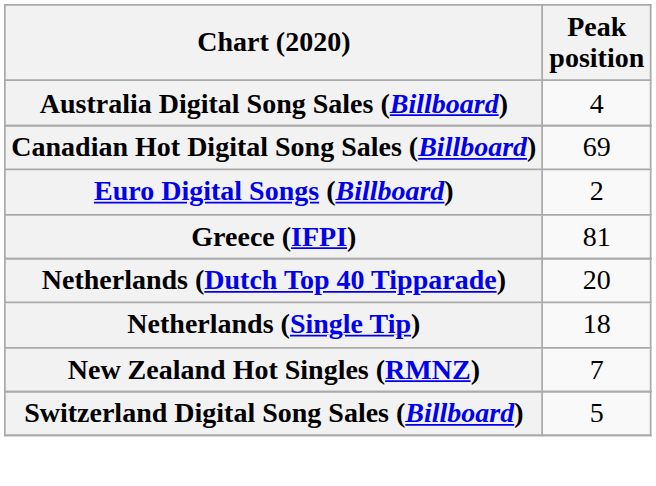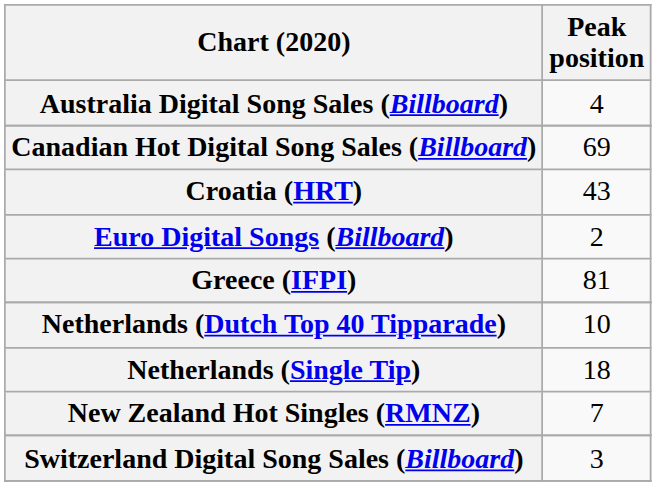+ row: (274, 191)
(597, 280) 20 -> (597, 324) 10
(597, 413) 5 -> (597, 457) 3
